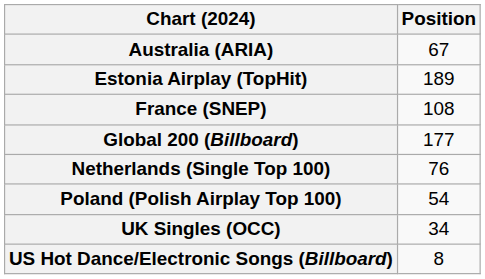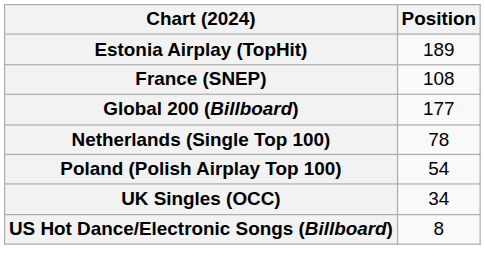- row: (201, 49)
(439, 169) 76 -> (439, 139) 78
